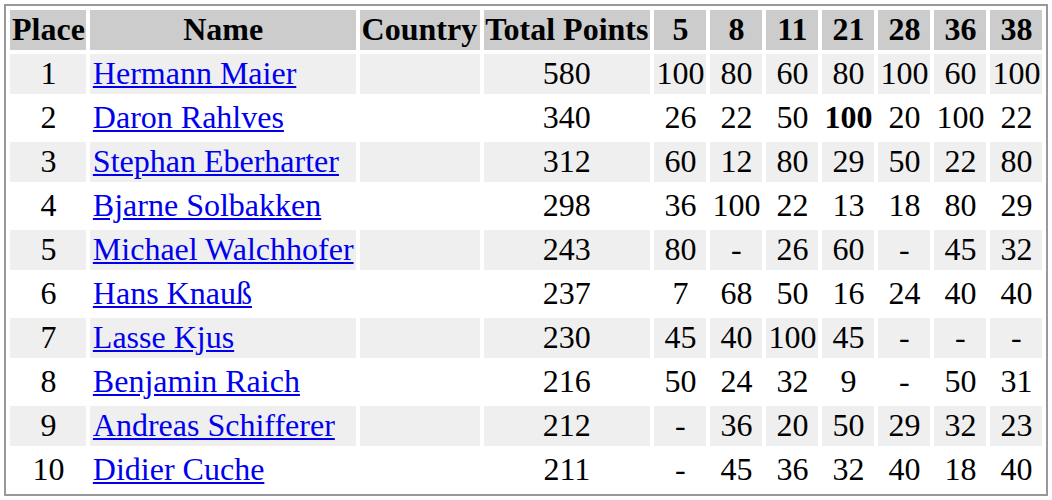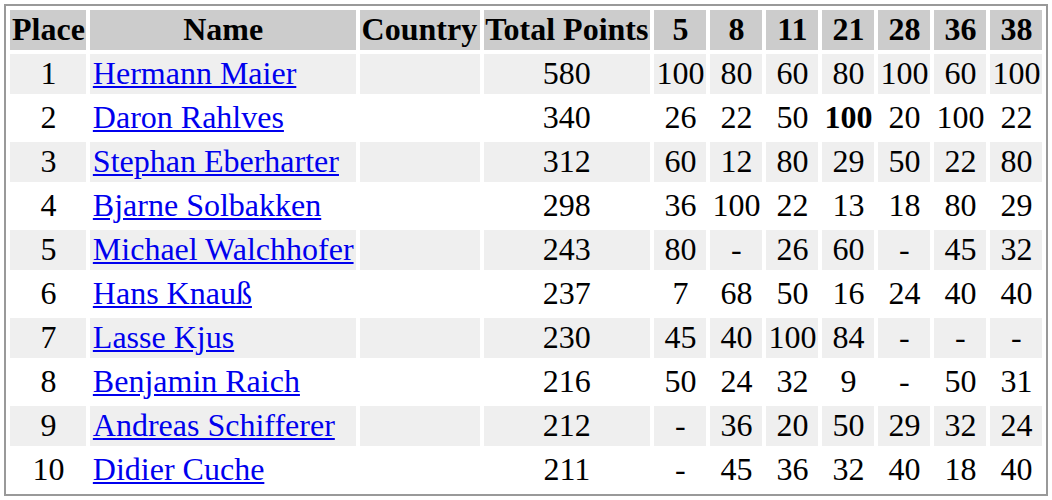(848, 337) 45 -> (848, 337) 84
(1016, 425) 23 -> (1016, 425) 24
